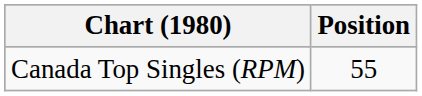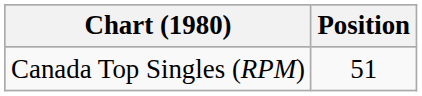(364, 68) 55 -> (364, 68) 51
